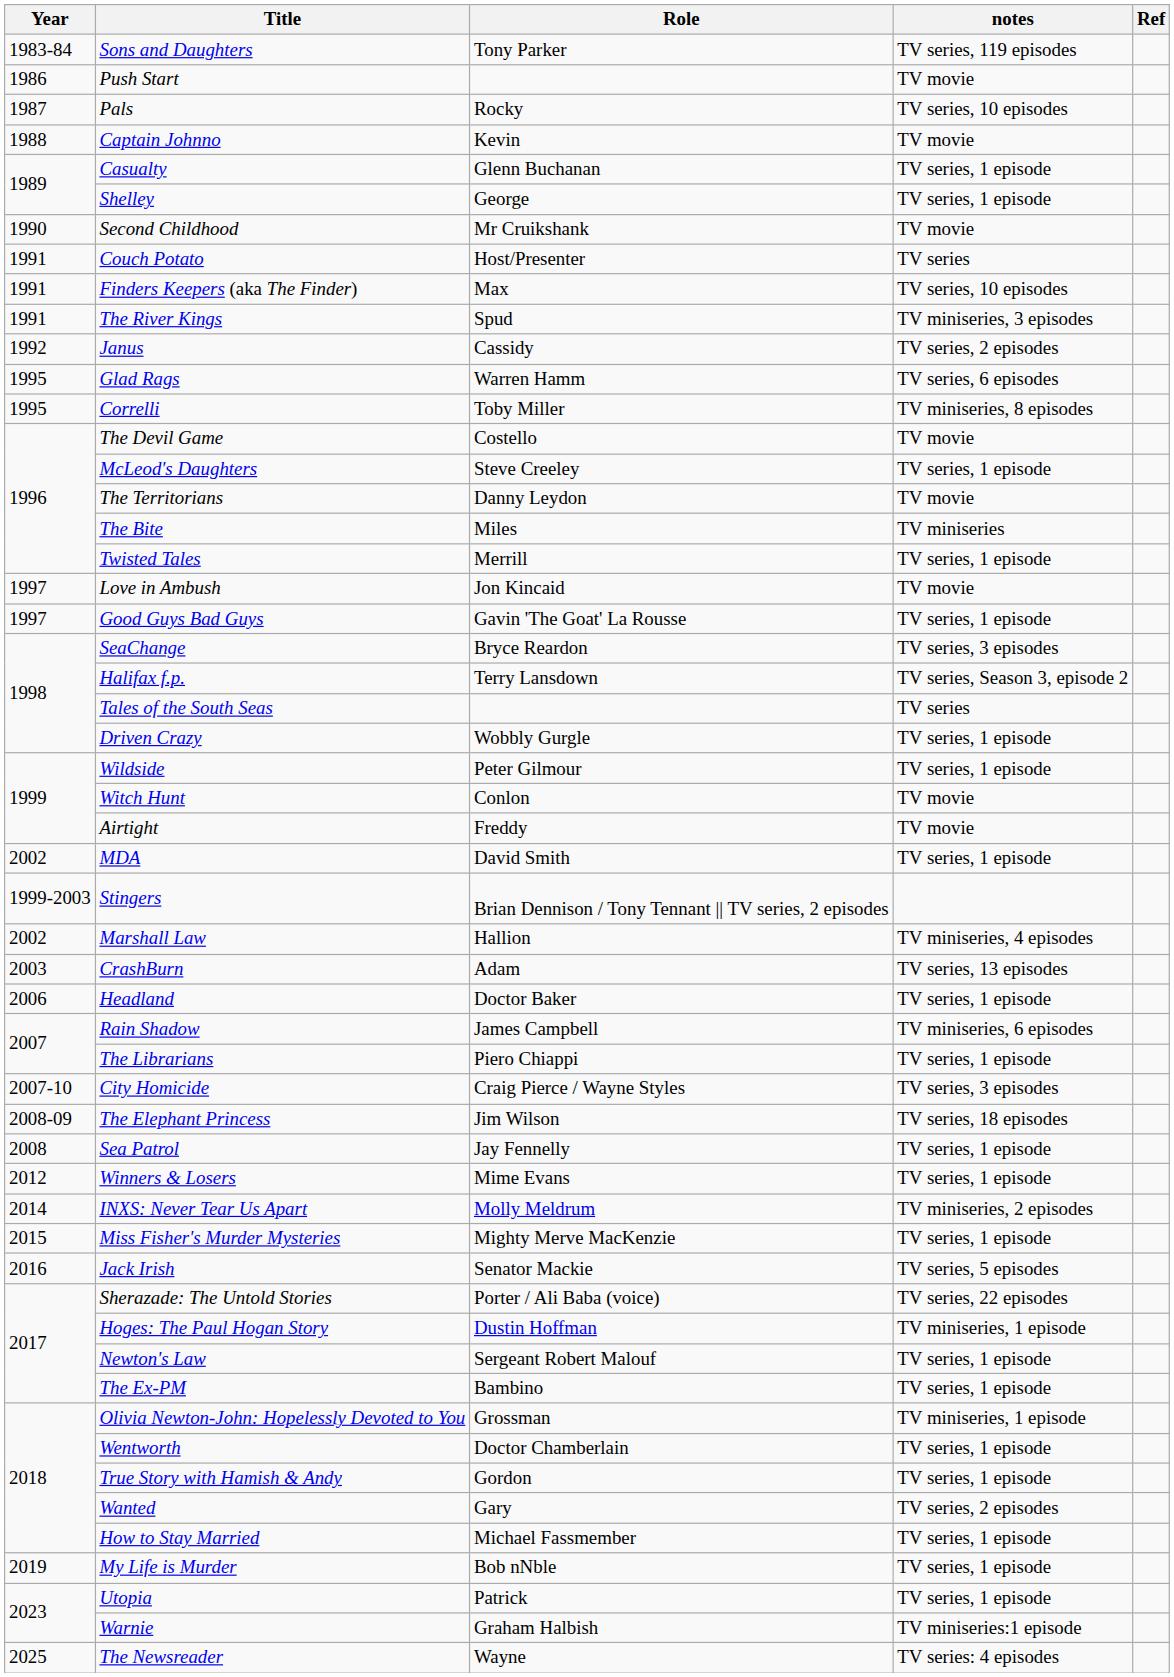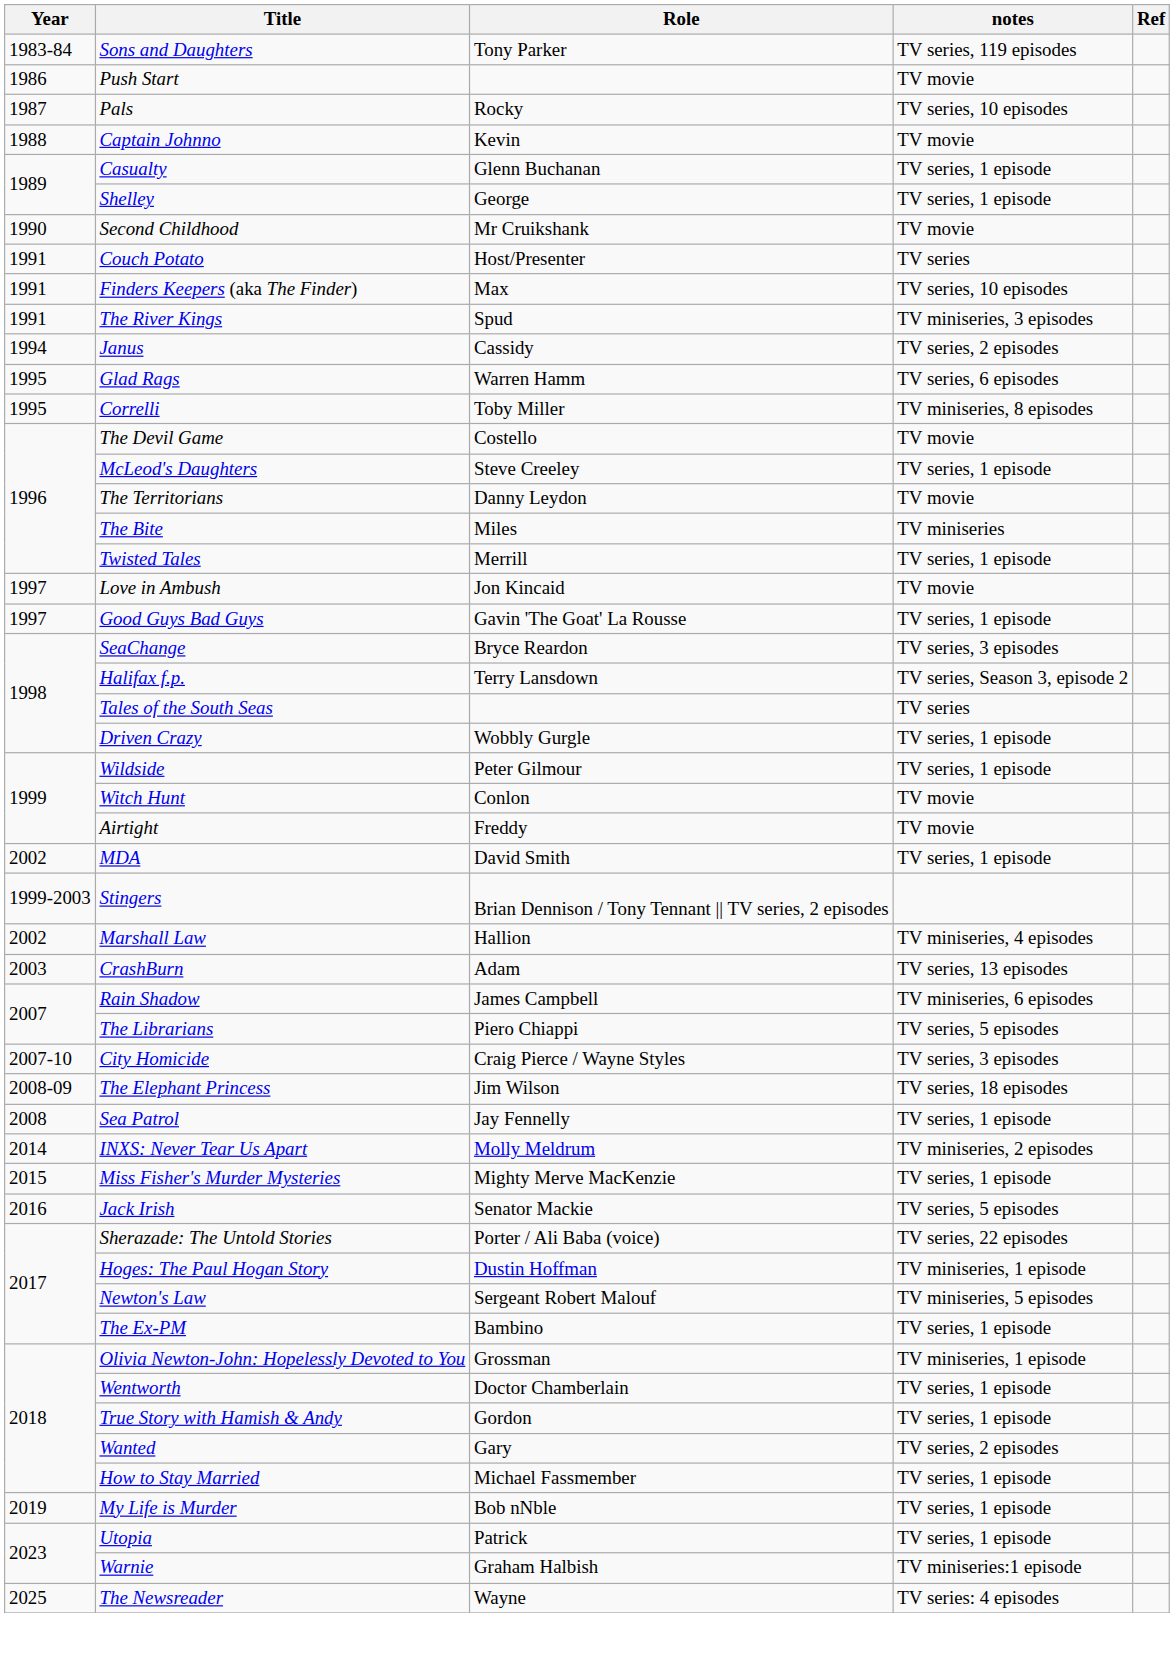(28, 348) 1992 -> (28, 348) 1994
- row: (137, 998)
(974, 1058) TV series, 1 episode -> (978, 1028) TV series, 5 episodes
- row: (168, 1178)
(974, 1358) TV series, 1 episode -> (995, 1298) TV miniseries, 5 episodes
